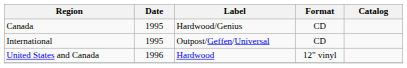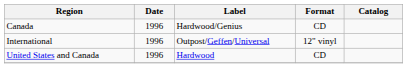(154, 26) 1995 -> (154, 26) 1996
(154, 40) 1995 -> (154, 40) 1996
(320, 40) CD -> (320, 40) 12" vinyl
(320, 55) 12" vinyl -> (320, 55) CD
